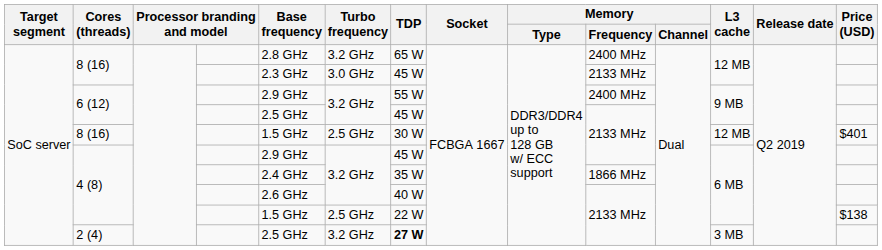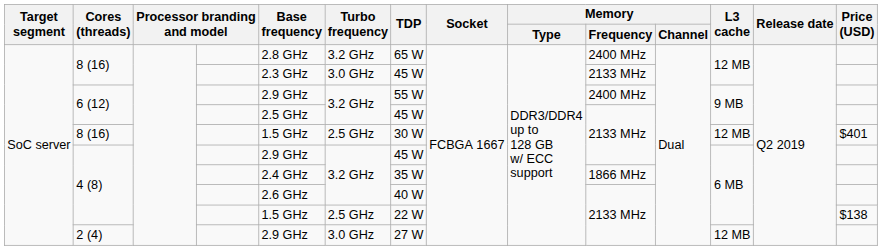(285, 235) 2.5 GHz -> (285, 235) 2.9 GHz
(351, 235) 3.2 GHz -> (351, 235) 3.0 GHz
(409, 235) bold -> (409, 235) normal
(729, 235) 3 MB -> (732, 235) 12 MB
